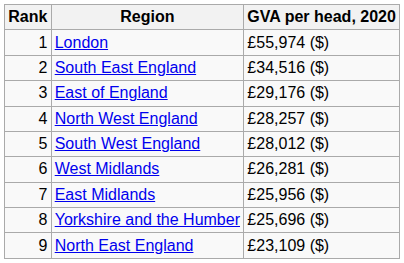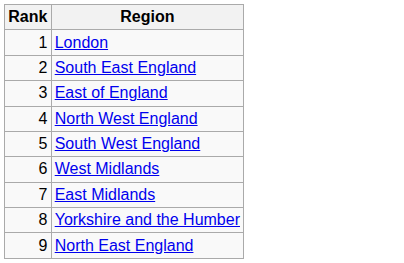- column: (322, 17)
